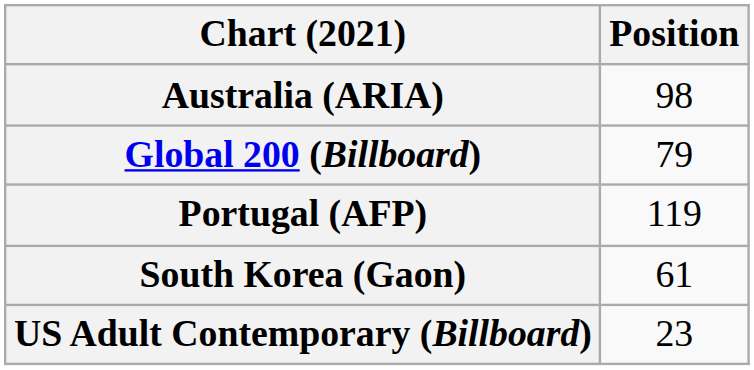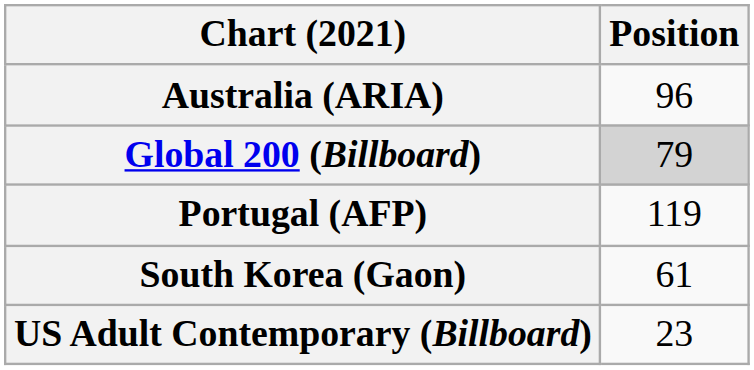(674, 94) 98 -> (674, 94) 96
(674, 154) no background -> (674, 154) lightgrey background
